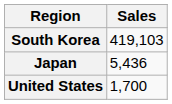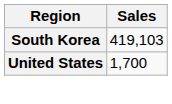- row: (55, 63)
